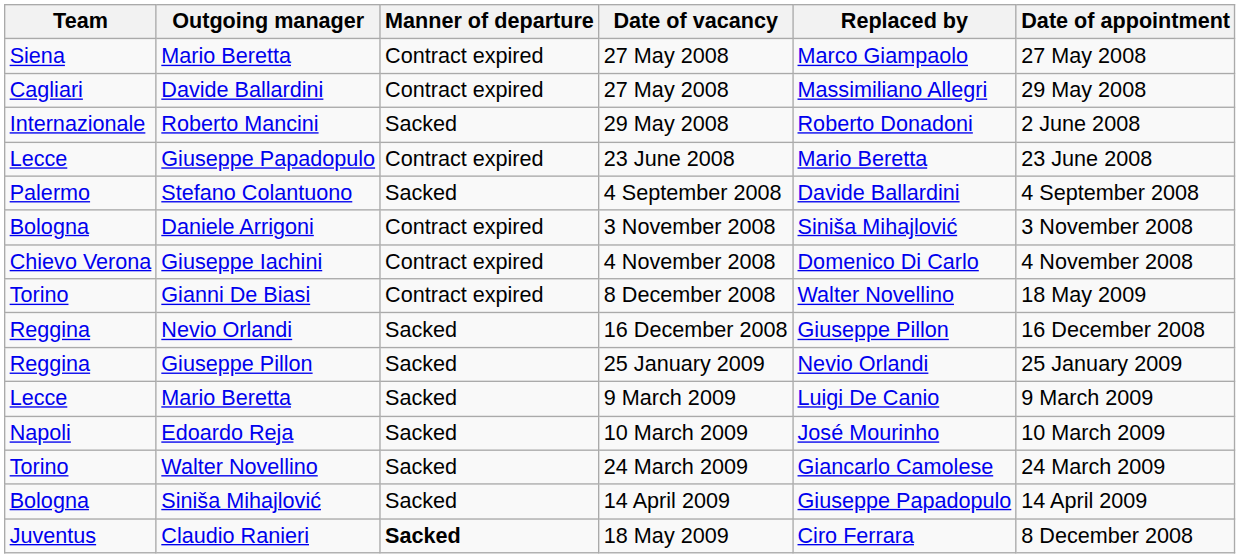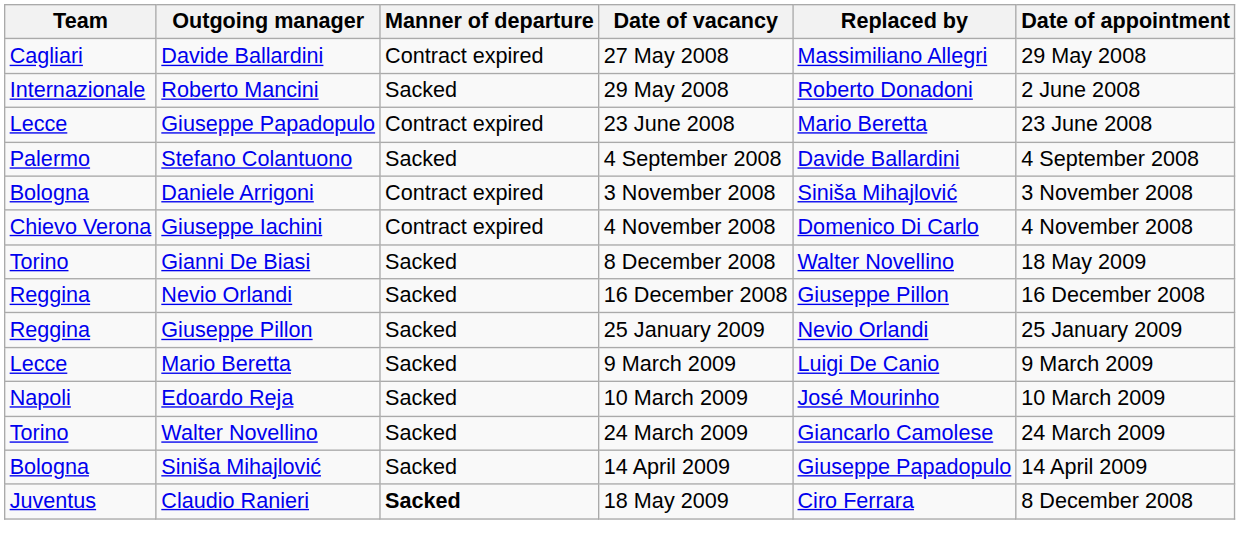- row: (226, 55)
(464, 295) Contract expired -> (421, 261) Sacked
